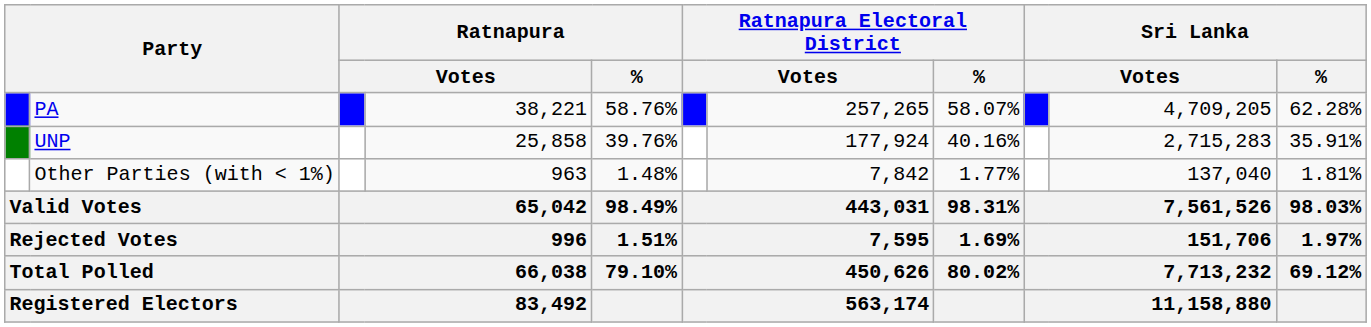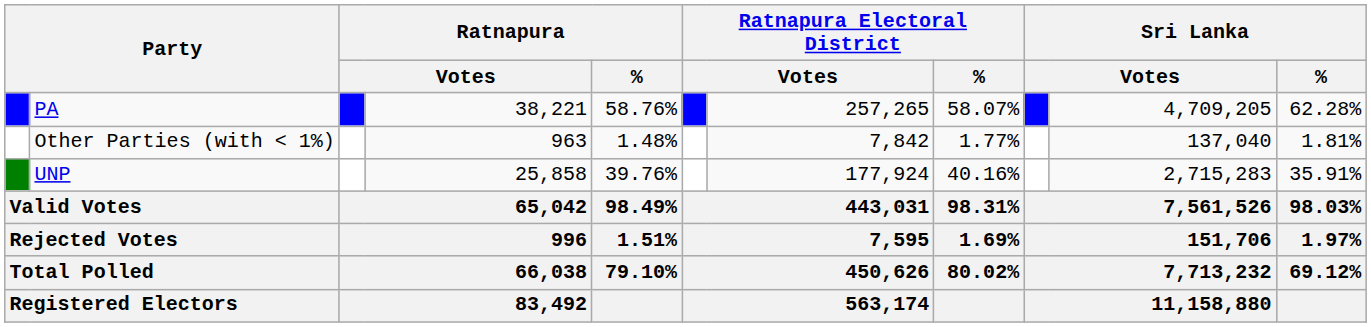rows swapped: (52, 142) <-> (185, 175)
